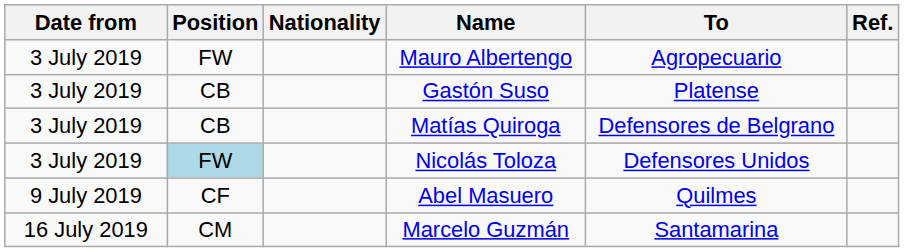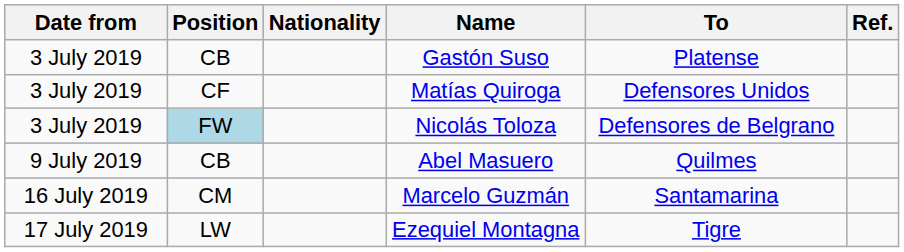- row: (486, 57)
(215, 126) CB -> (215, 92) CF
(716, 126) Defensores de Belgrano -> (716, 92) Defensores Unidos
(716, 161) Defensores Unidos -> (716, 126) Defensores de Belgrano
(215, 195) CF -> (215, 161) CB
+ row: (486, 230)
